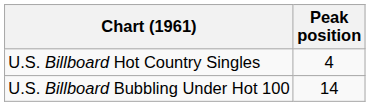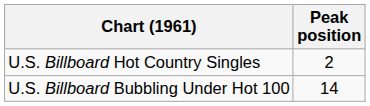(329, 62) 4 -> (329, 62) 2
